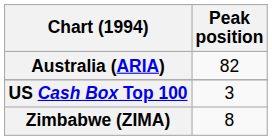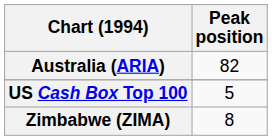(229, 93) 3 -> (229, 93) 5
